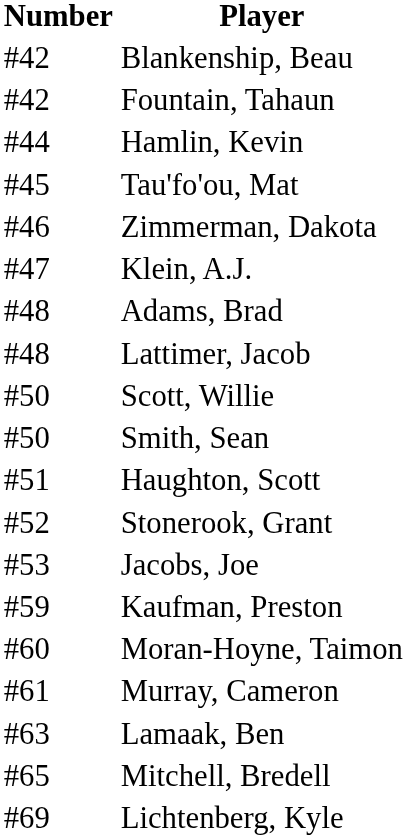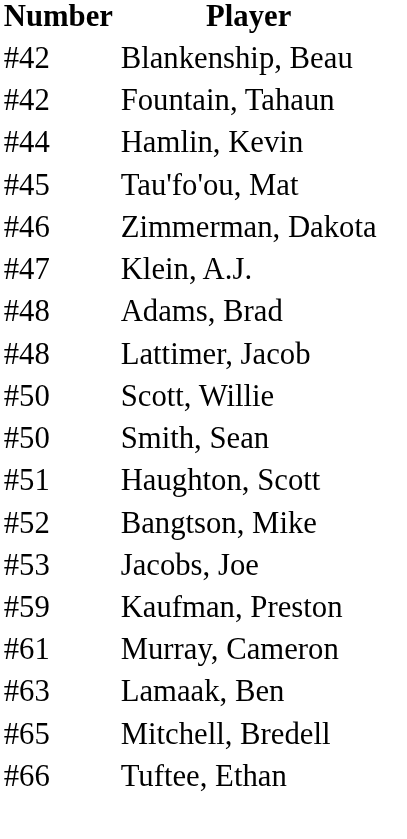+ row: (219, 522)
- row: (226, 522)
- row: (262, 649)
+ row: (204, 775)
- row: (232, 818)
